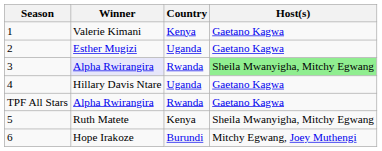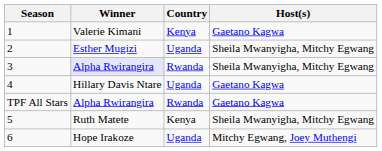(248, 48) Gaetano Kagwa -> (293, 48) Sheila Mwanyigha, Mitchy Egwang
(293, 66) lightgreen background -> (293, 66) no background
(185, 137) Burundi -> (184, 137) Uganda
